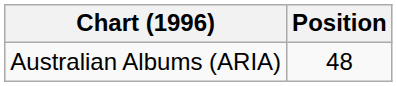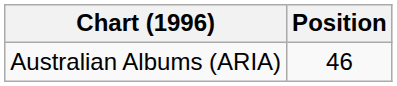(339, 61) 48 -> (339, 61) 46
